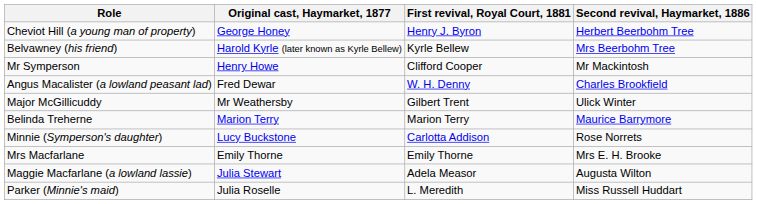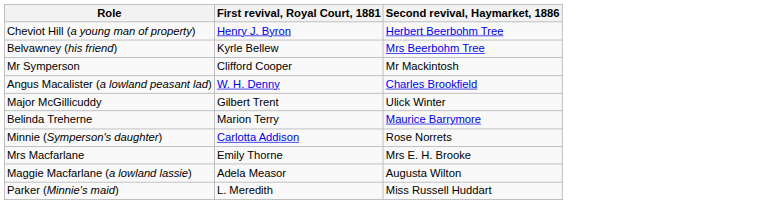- column: (309, 13)
